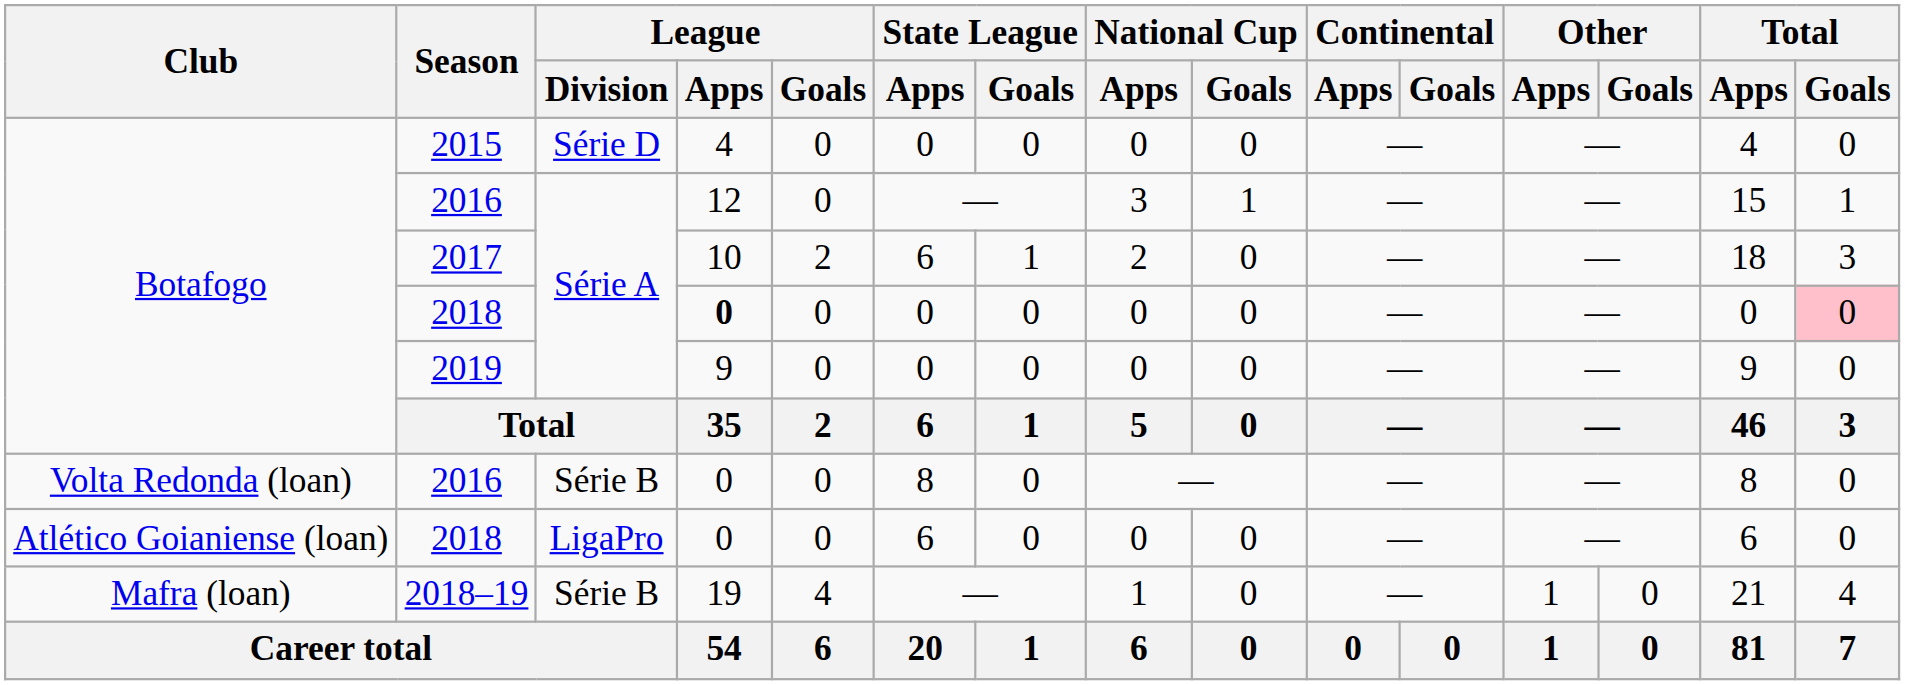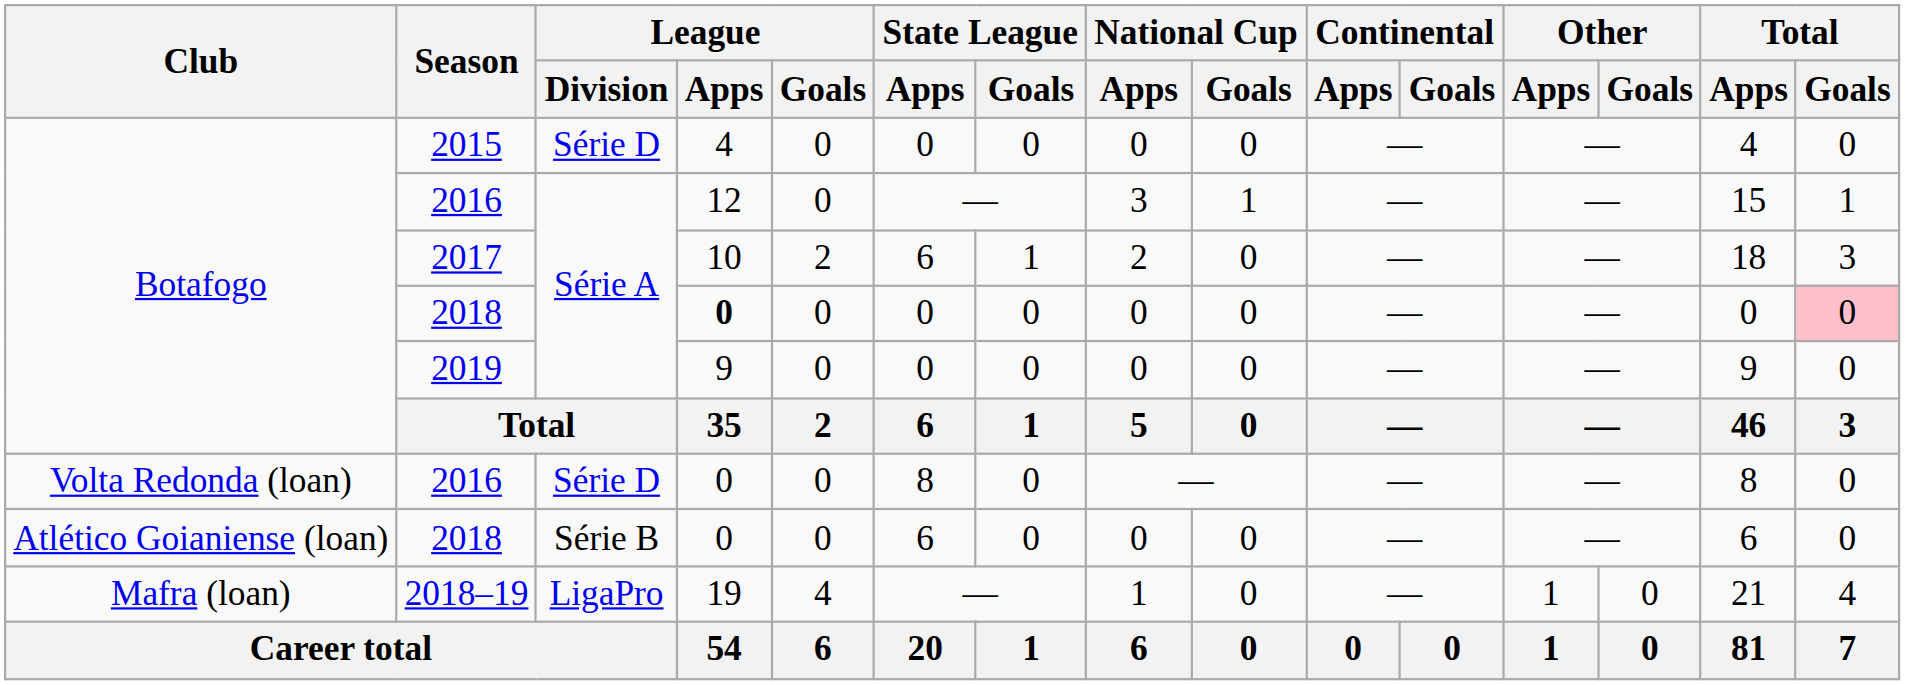(607, 481) Série B -> (607, 481) Série D
(607, 537) LigaPro -> (607, 537) Série B
(607, 593) Série B -> (607, 593) LigaPro
